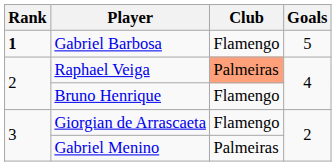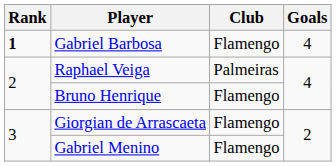(307, 43) 5 -> (307, 43) 4
(246, 69) lightsalmon background -> (246, 69) no background
(246, 148) Palmeiras -> (247, 148) Flamengo
